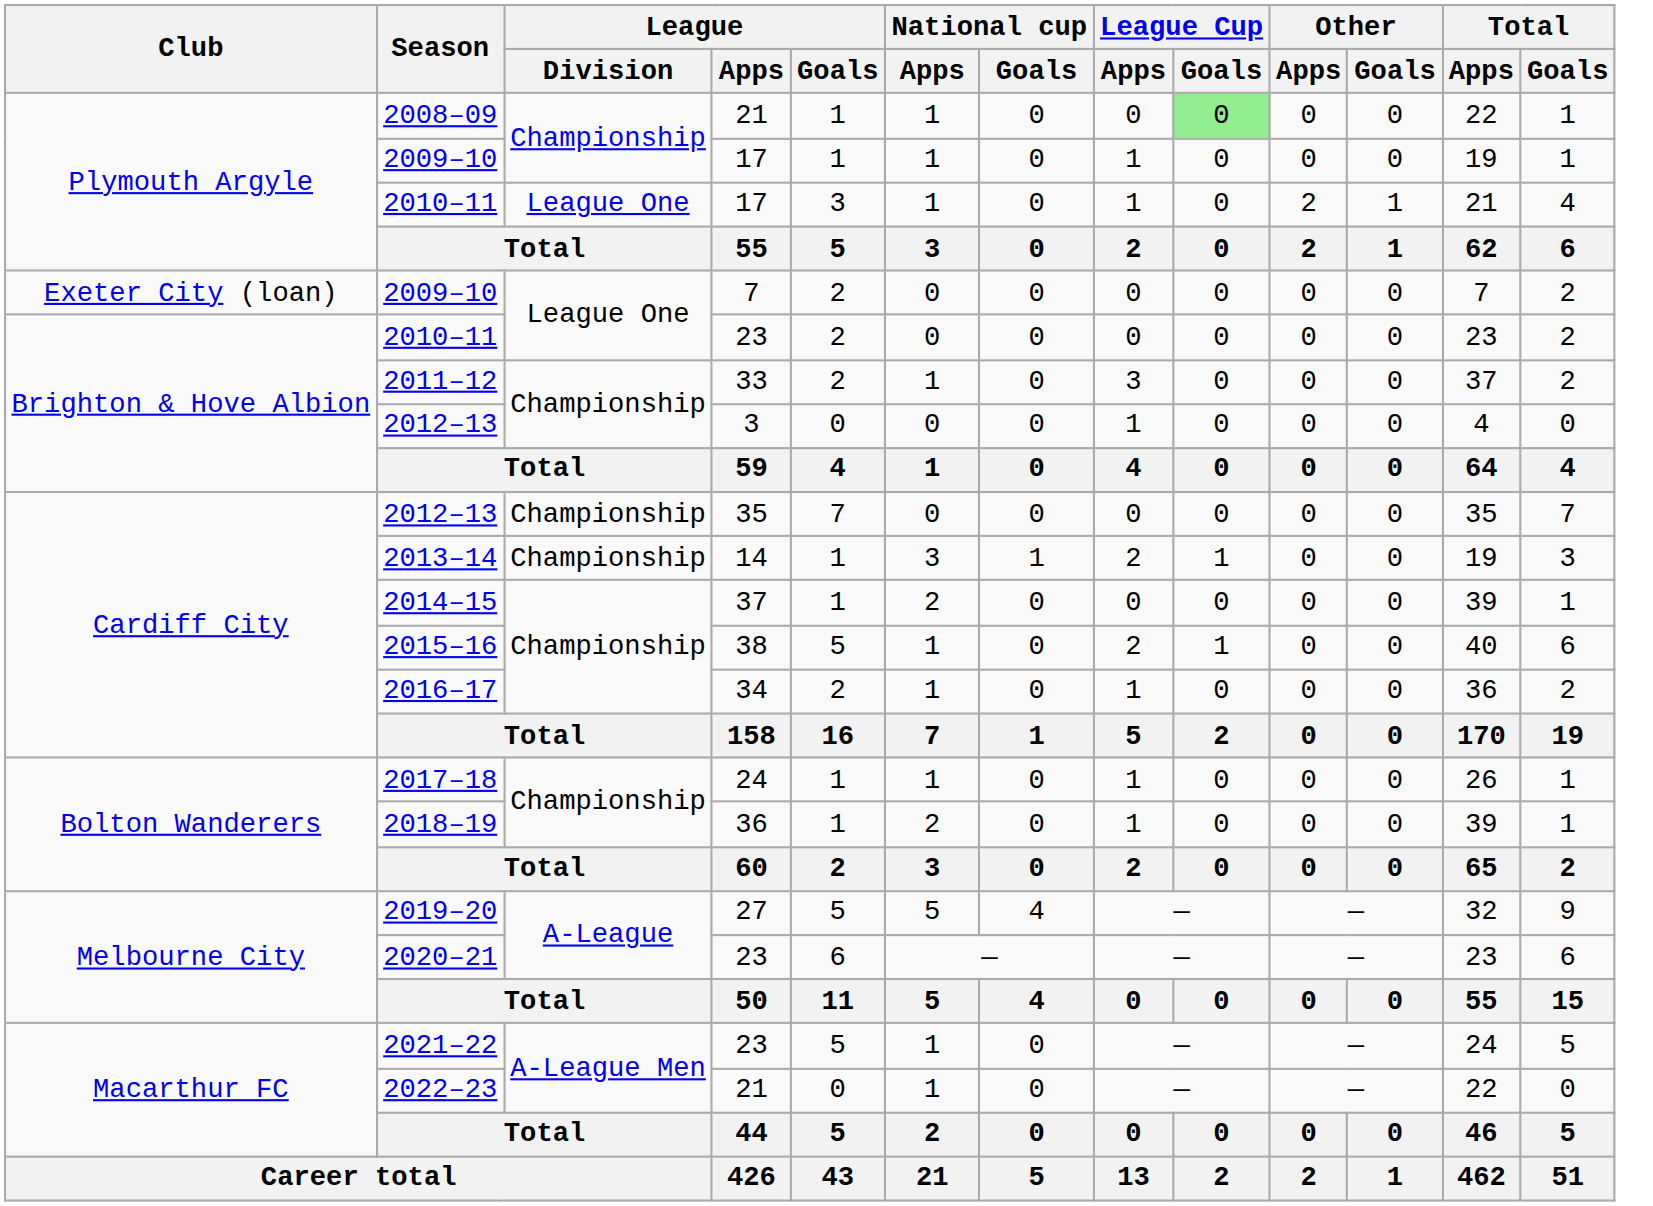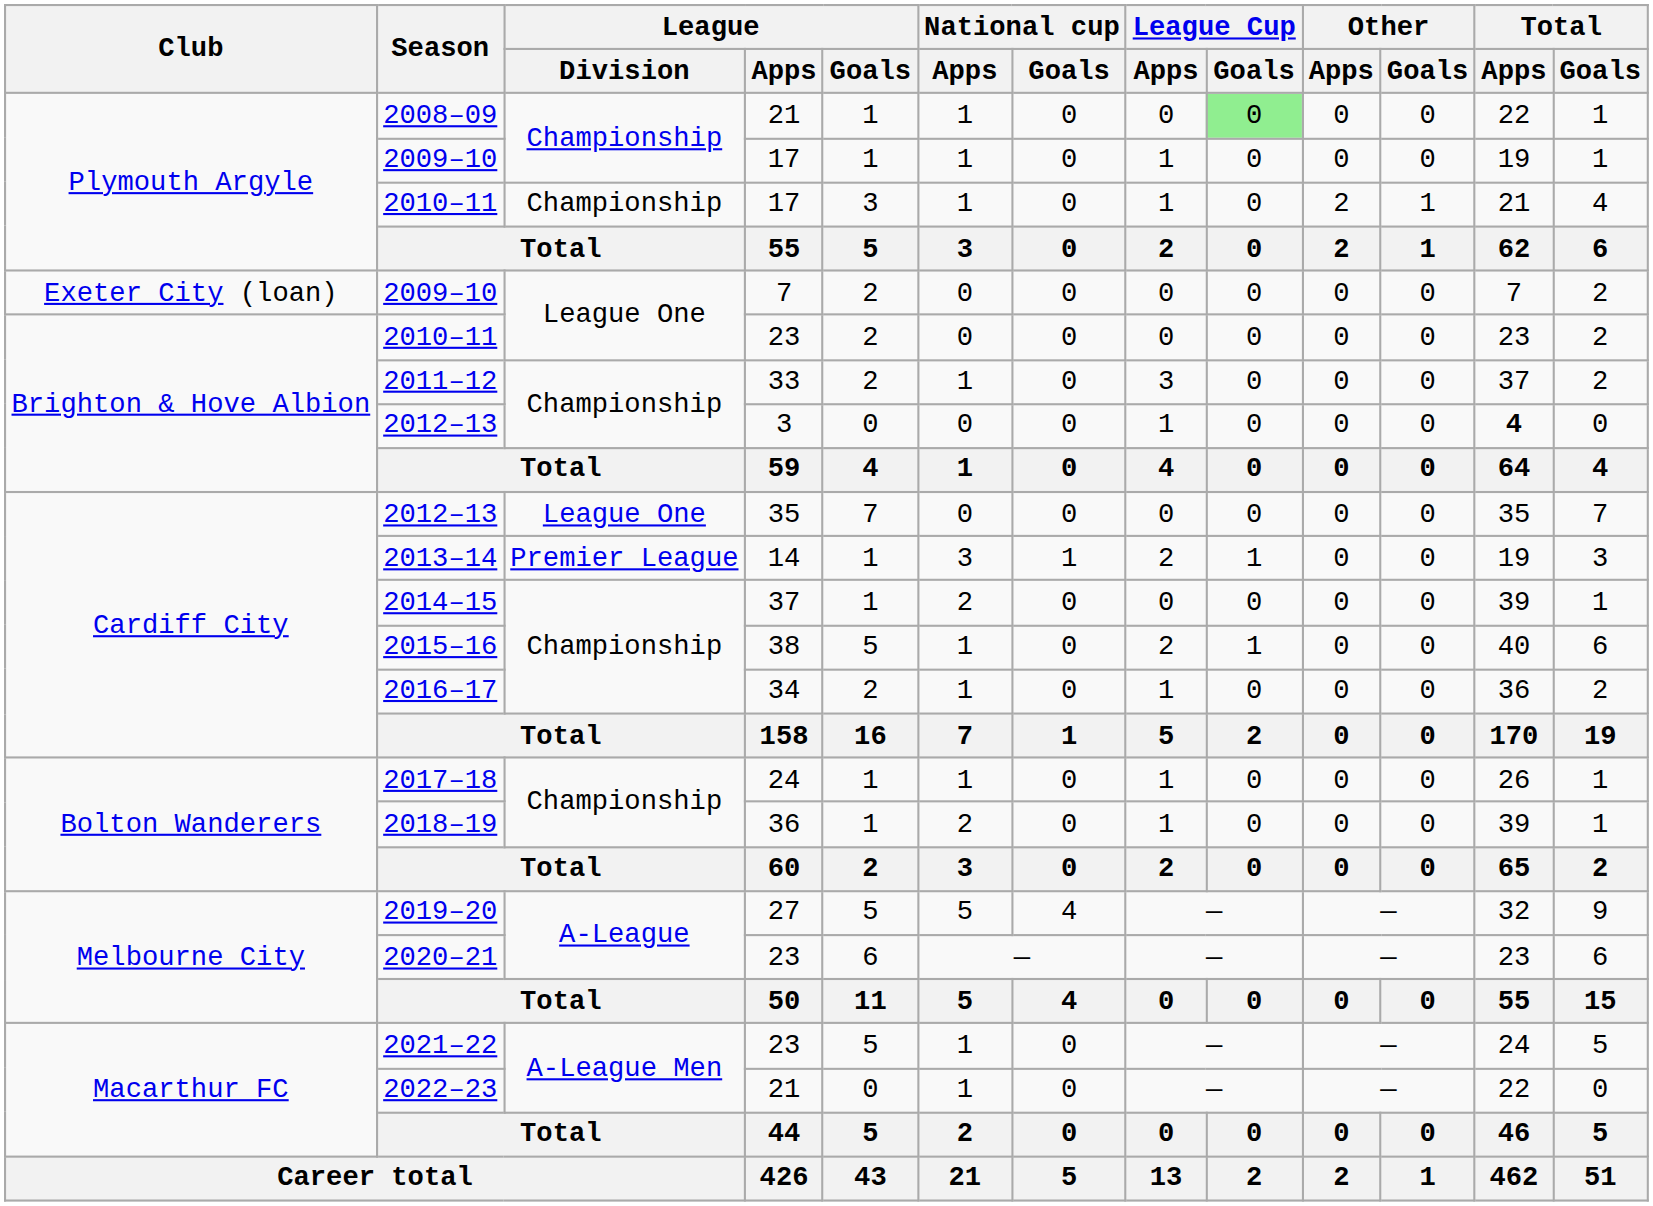(608, 204) League One -> (624, 204) Championship
(1481, 426) normal -> (1514, 426) bold
(608, 514) Championship -> (624, 514) League One
(608, 559) Championship -> (624, 559) Premier League
